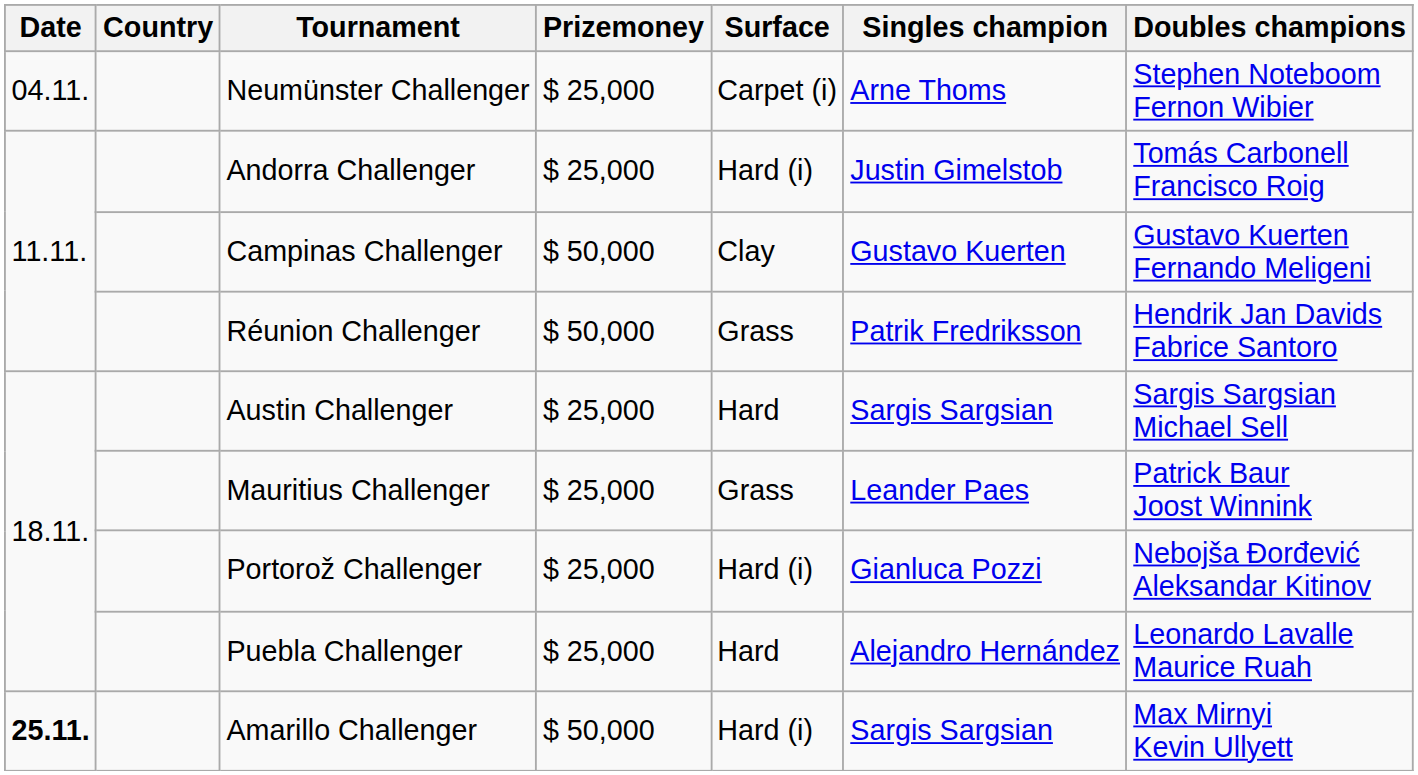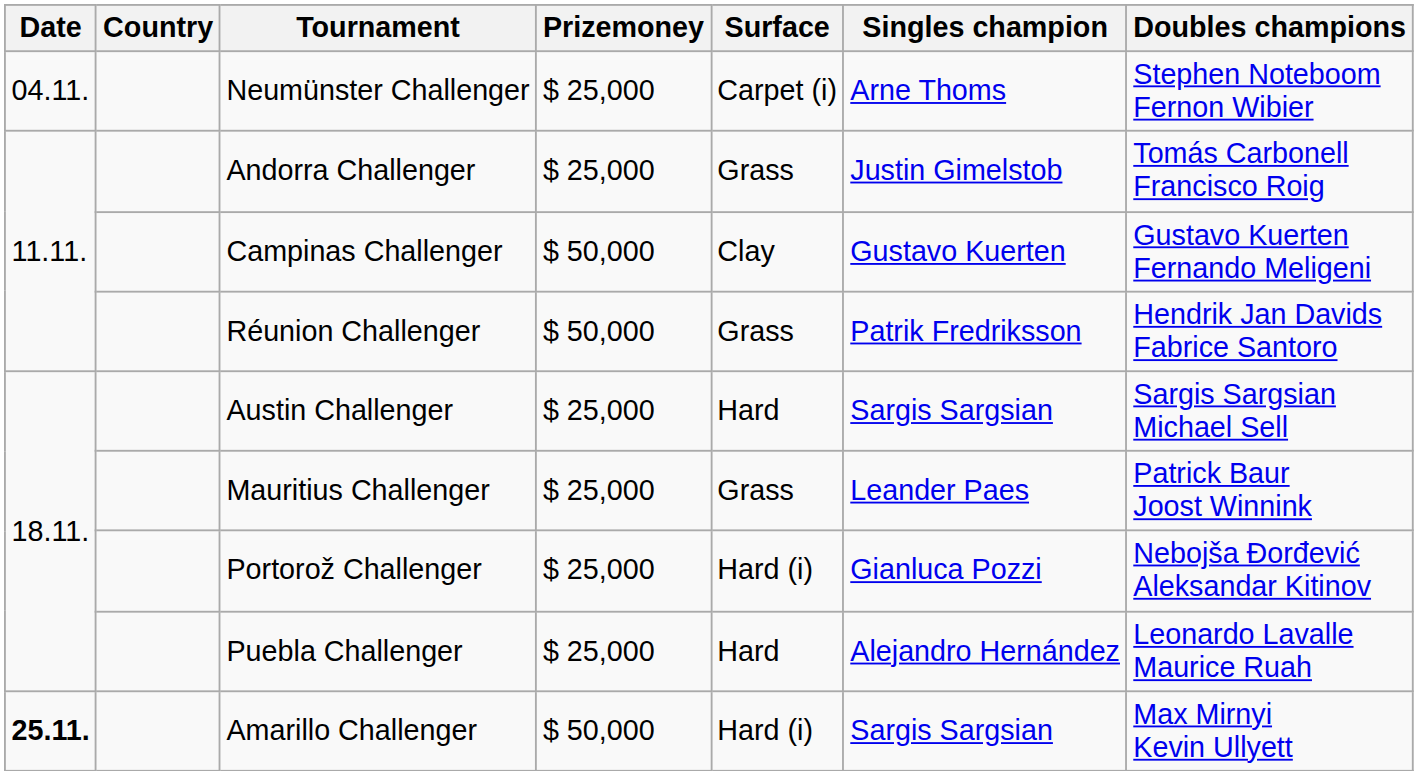(765, 170) Hard (i) -> (756, 170) Grass
